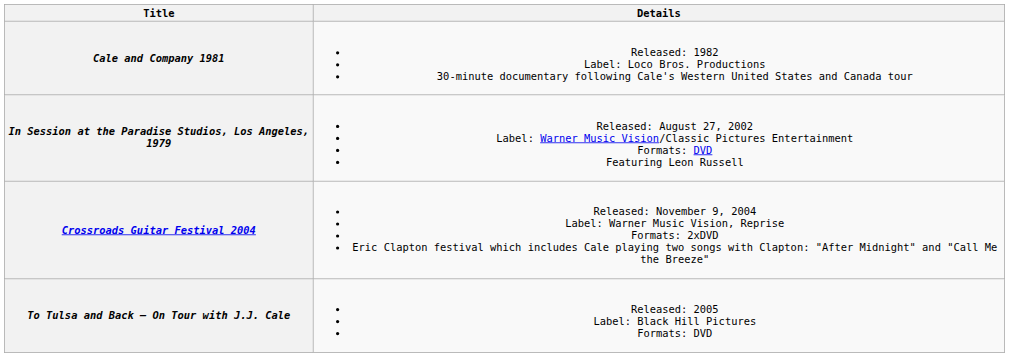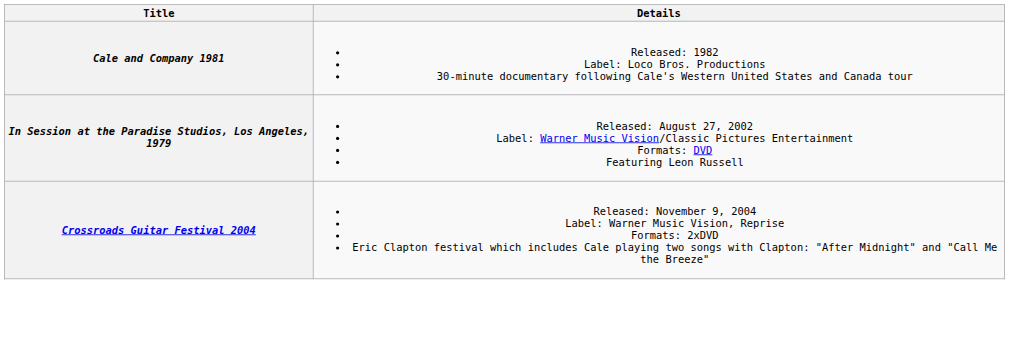- row: (159, 315)
